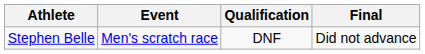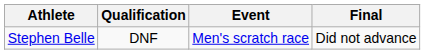columns swapped: (160, 16) <-> (267, 16)
